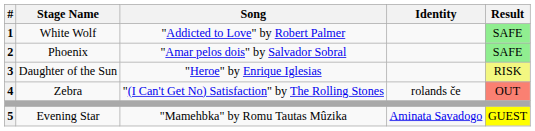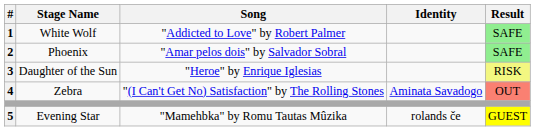(436, 91) rolands če -> (436, 91) Aminata Savadogo
(436, 116) Aminata Savadogo -> (436, 116) rolands če
